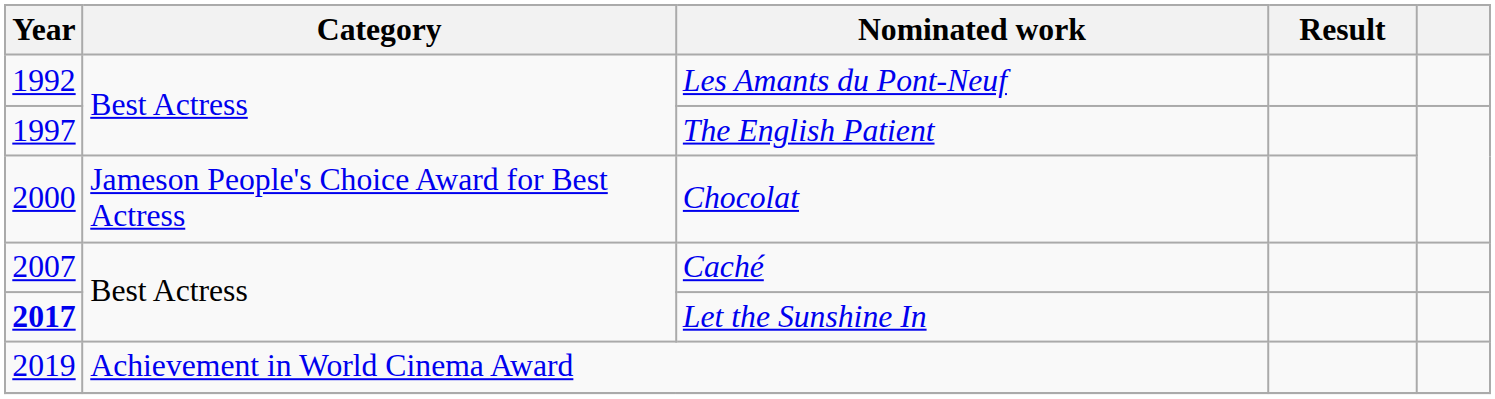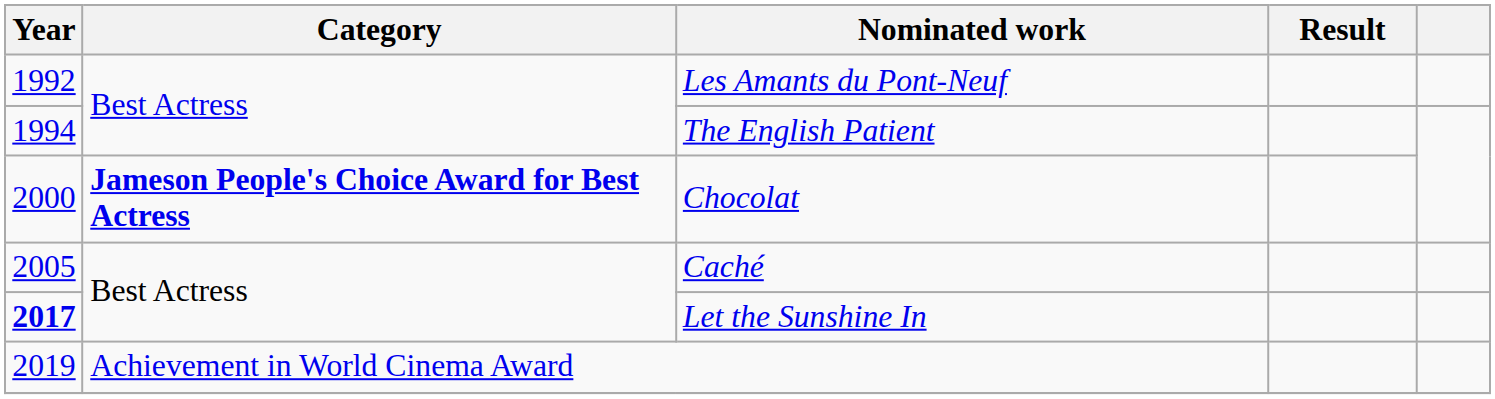(44, 130) 1997 -> (44, 130) 1994
(349, 198) normal -> (365, 198) bold
(44, 266) 2007 -> (44, 266) 2005
